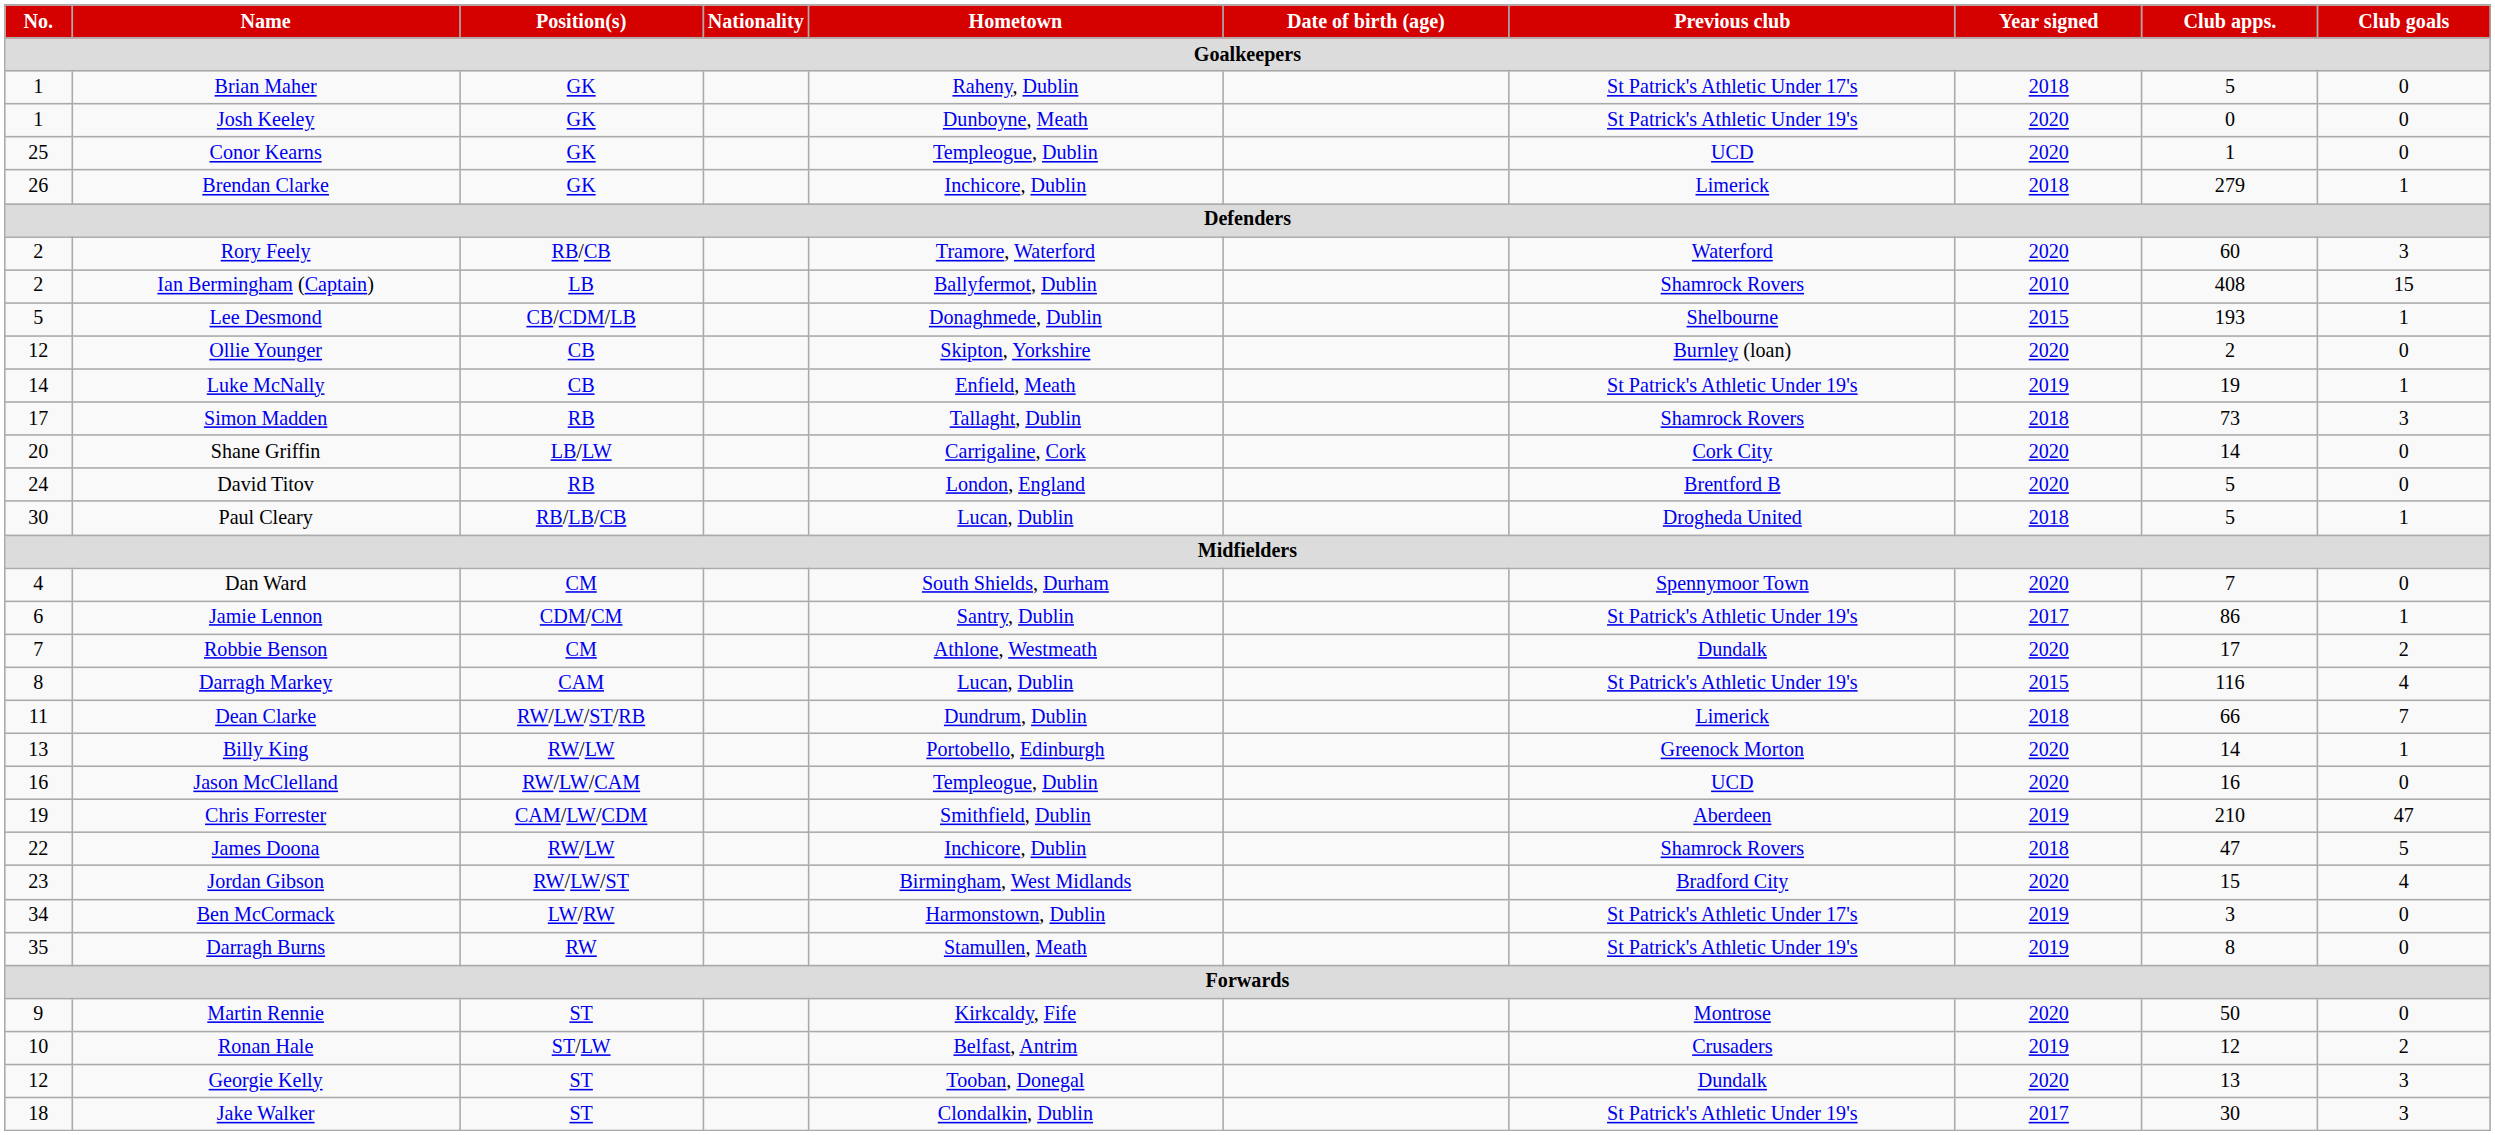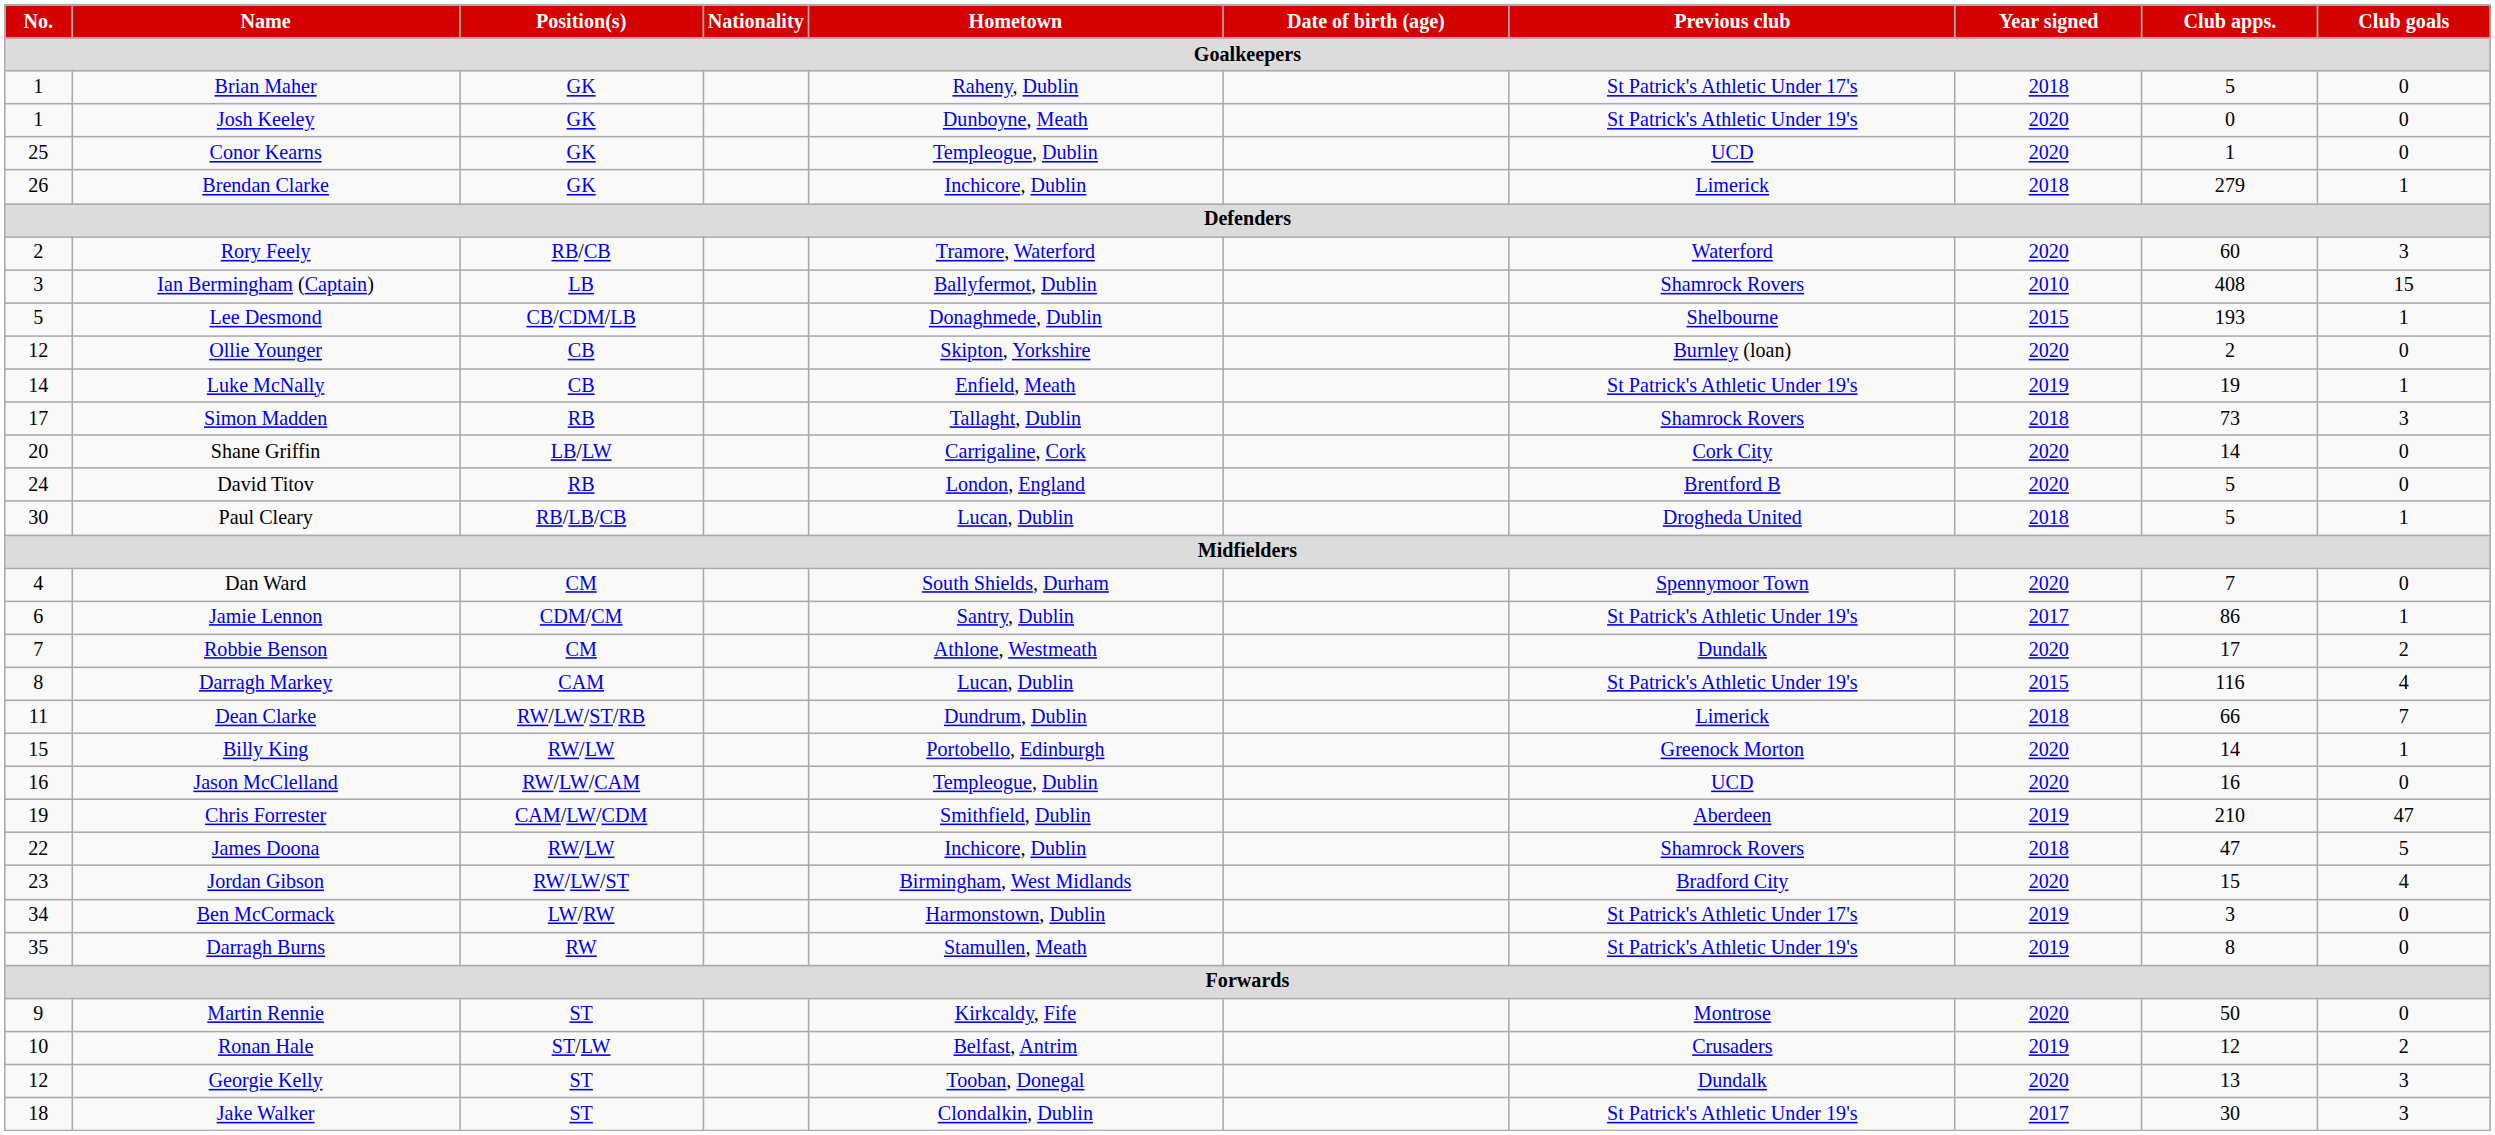(38, 285) 2 -> (38, 285) 3
(38, 749) 13 -> (38, 749) 15
